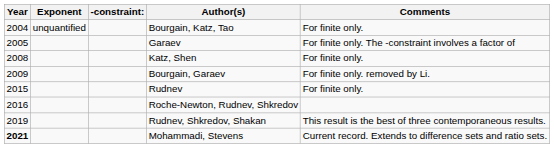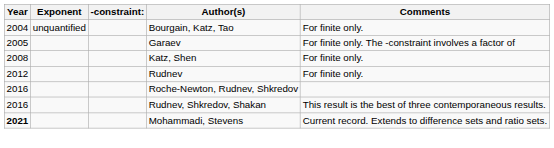- row: (187, 74)
(17, 89) 2015 -> (17, 74) 2012
(17, 120) 2019 -> (17, 105) 2016
